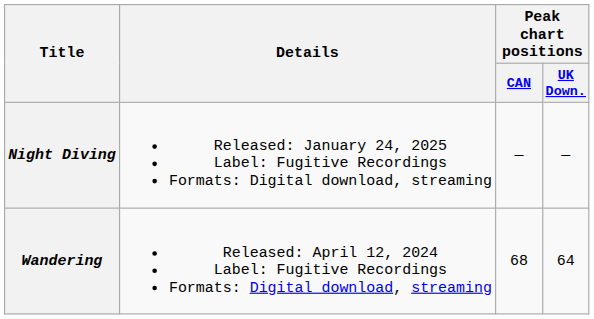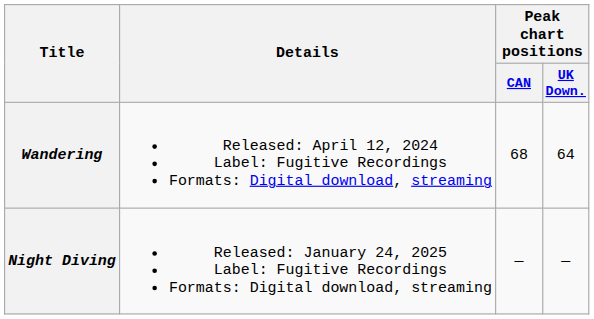rows swapped: (62, 261) <-> (62, 155)
